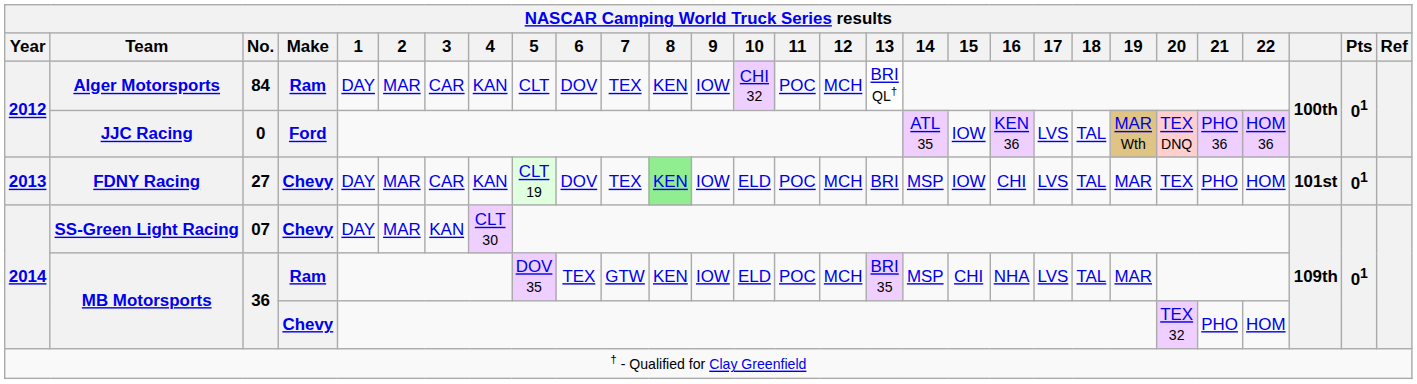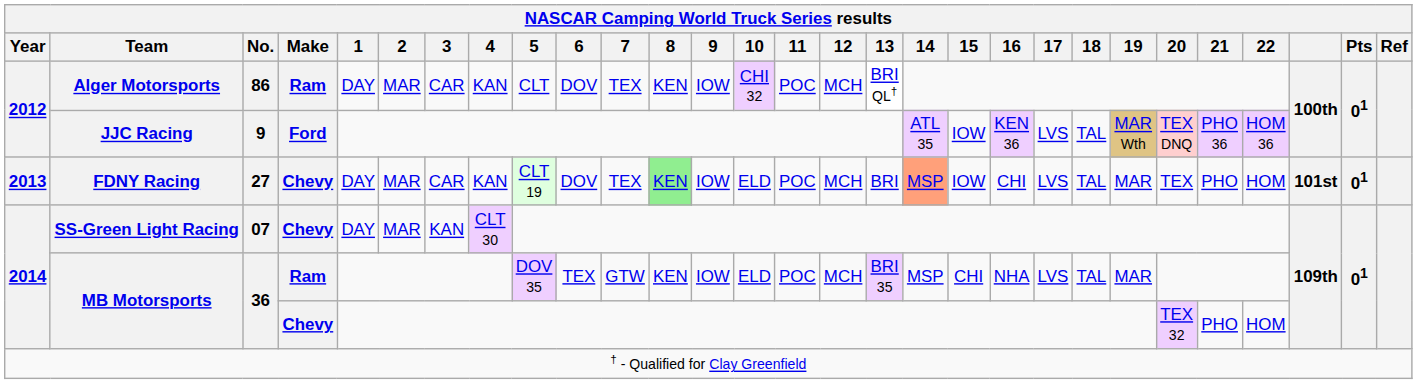(261, 85) 84 -> (261, 85) 86
(261, 134) 0 -> (261, 134) 9
(925, 181) no background -> (925, 181) lightsalmon background
